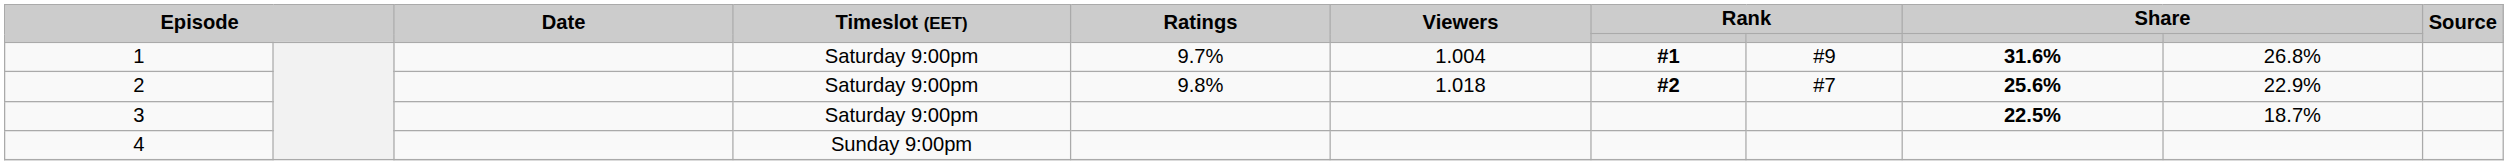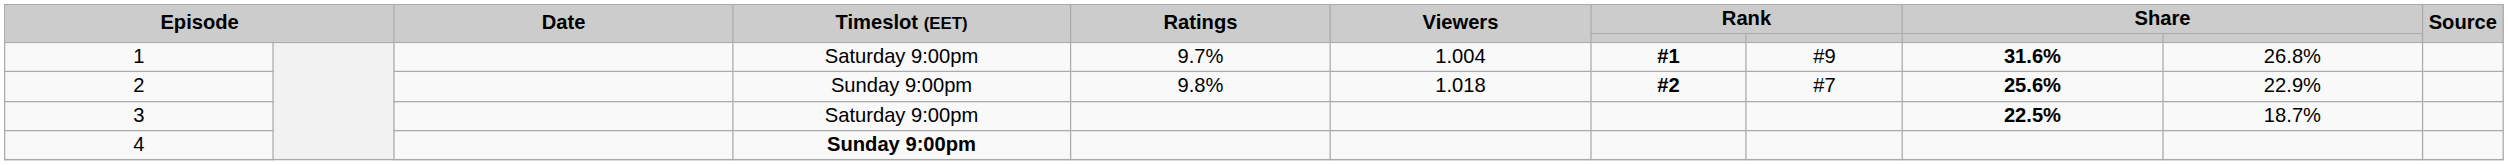(902, 86) Saturday 9:00pm -> (902, 86) Sunday 9:00pm
(902, 145) normal -> (902, 145) bold
